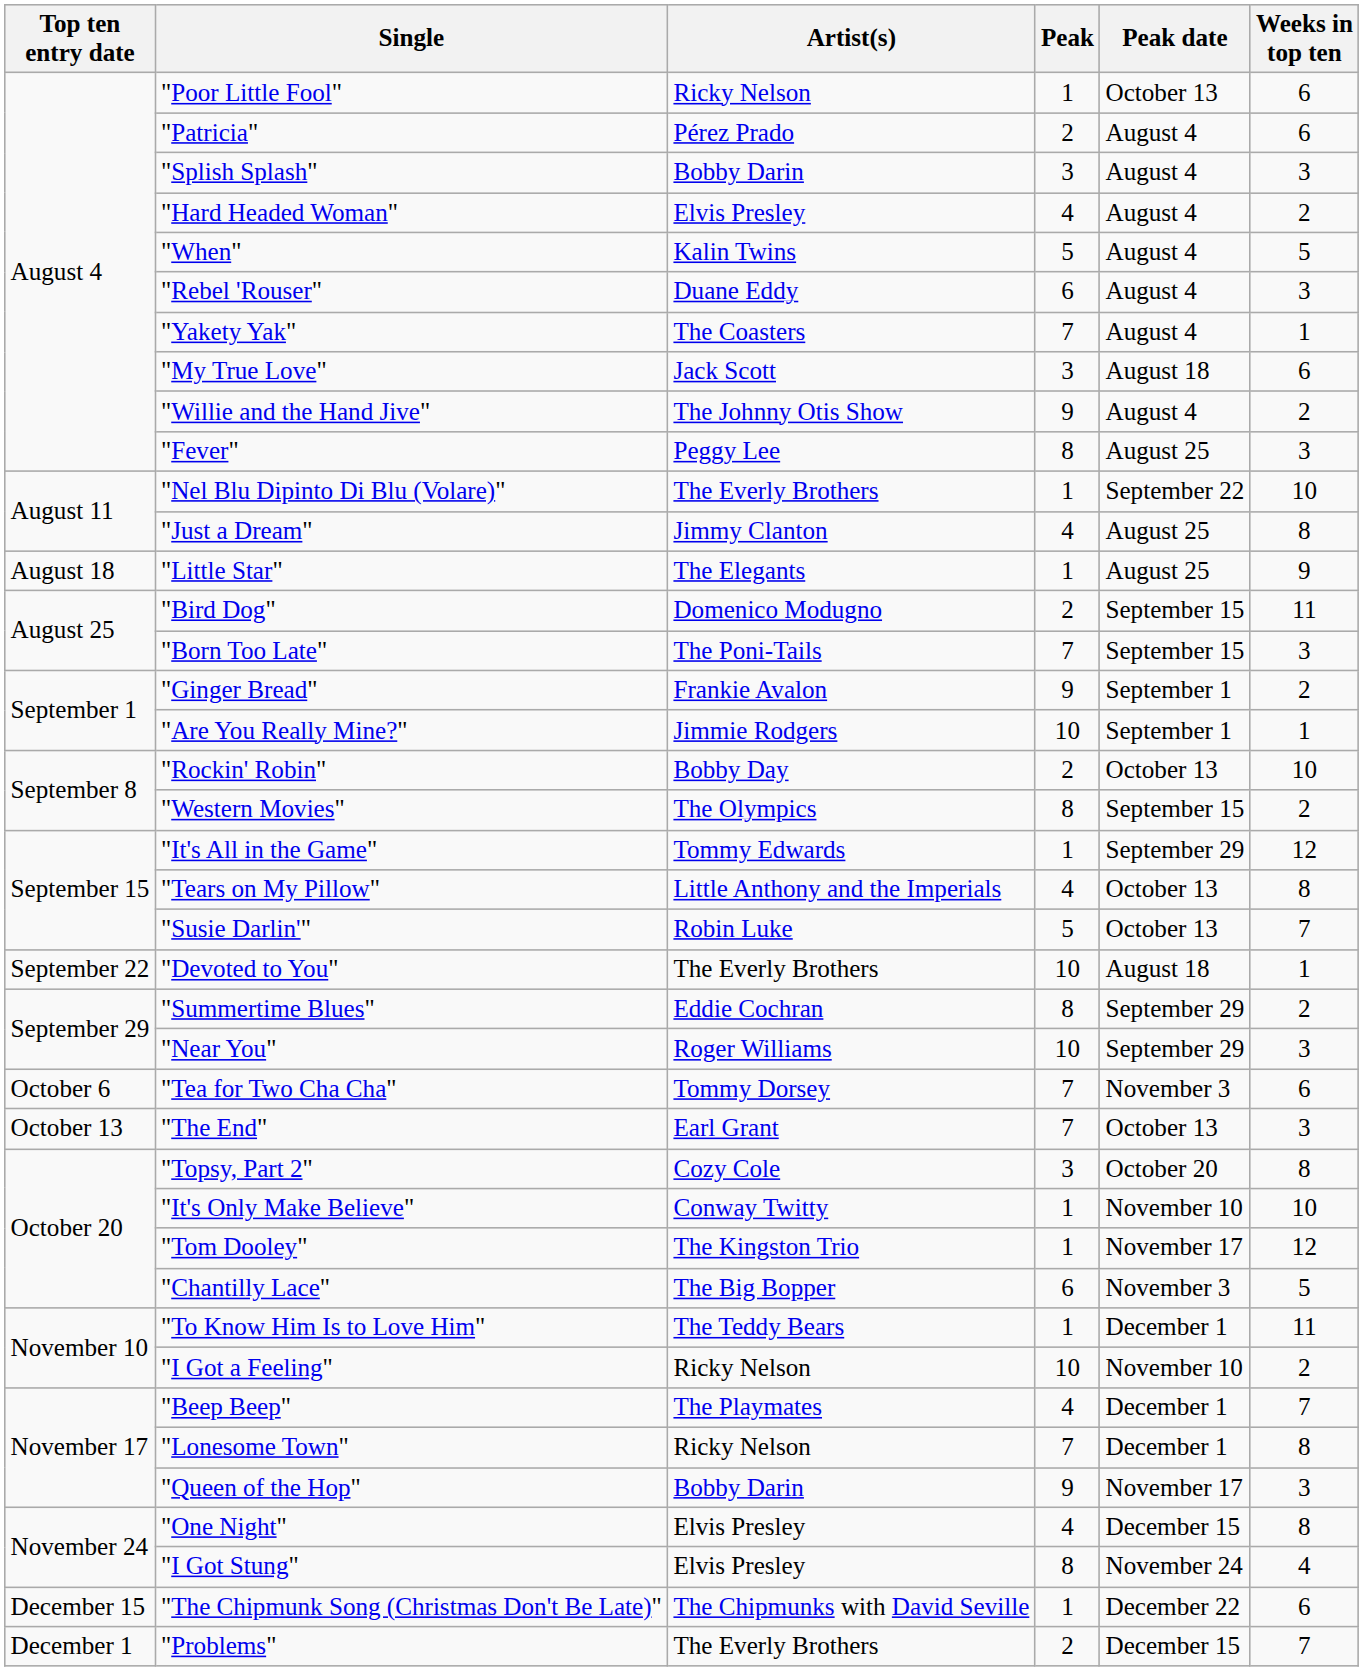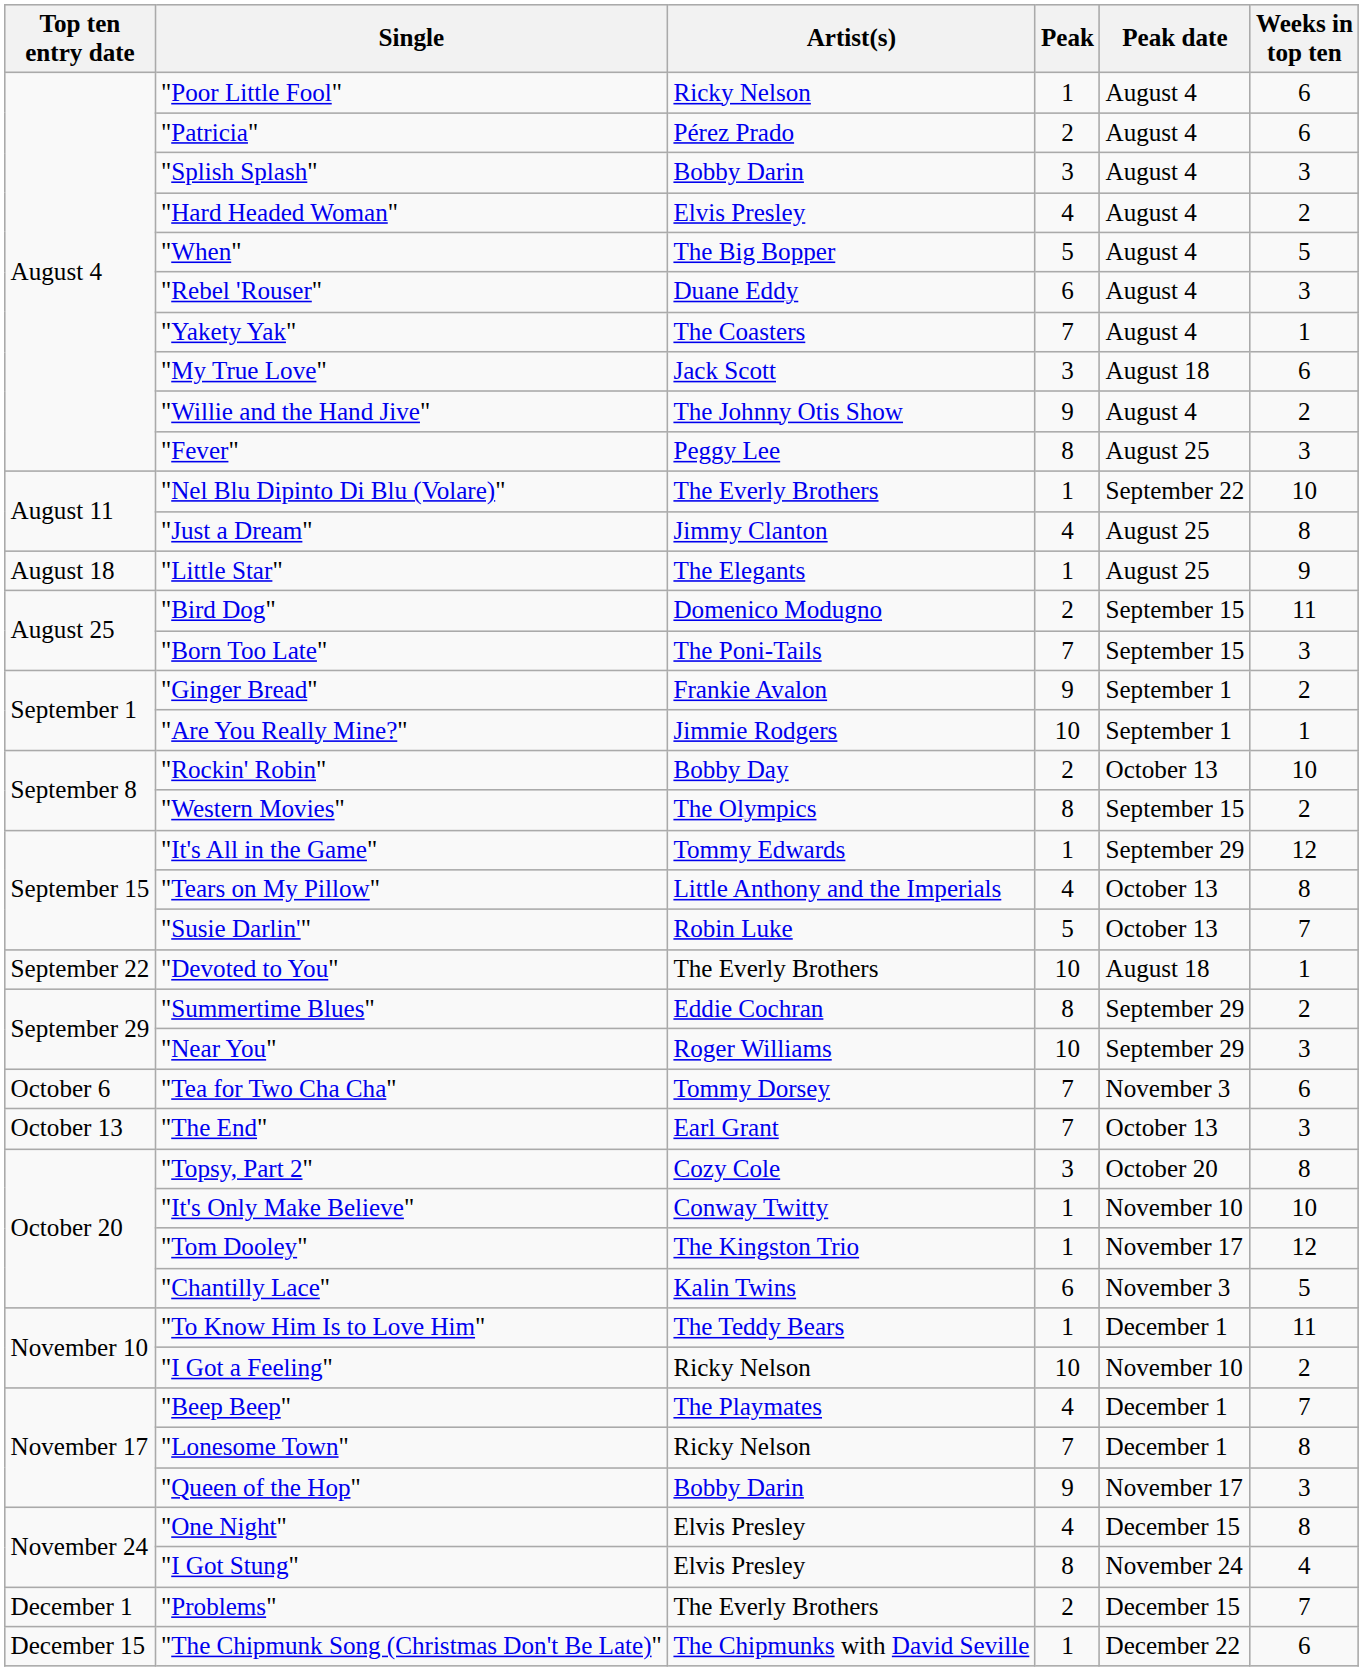(1162, 92) October 13 -> (1151, 92) August 4
(735, 251) Kalin Twins -> (754, 251) The Big Bopper
(754, 1287) The Big Bopper -> (735, 1287) Kalin Twins
rows swapped: (219, 1646) <-> (411, 1606)
